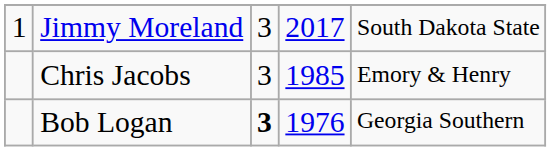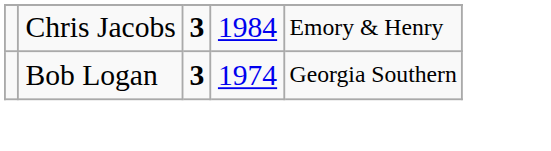- row: (142, 27)
(264, 74) normal -> (197, 27) bold
(315, 74) 1985 -> (248, 27) 1984
(315, 121) 1976 -> (248, 74) 1974
